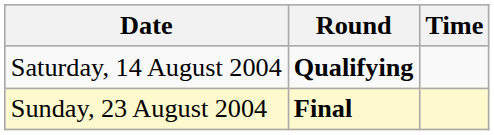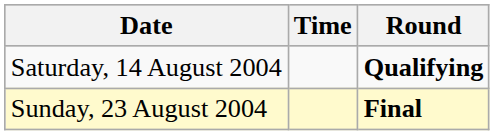columns swapped: (454, 25) <-> (354, 25)
